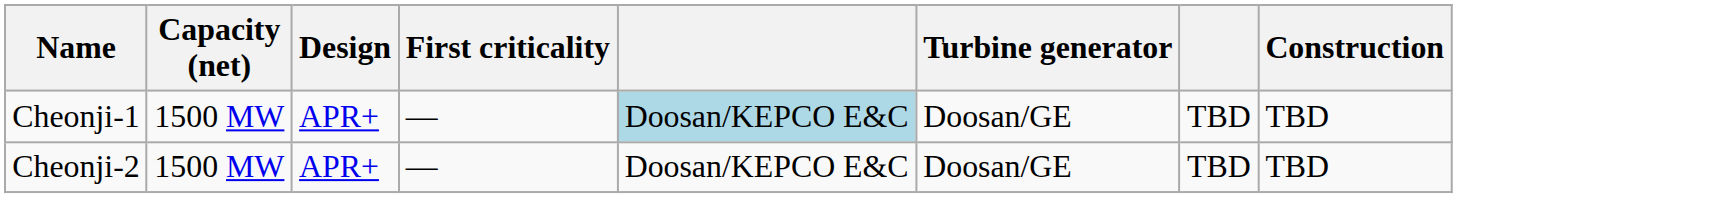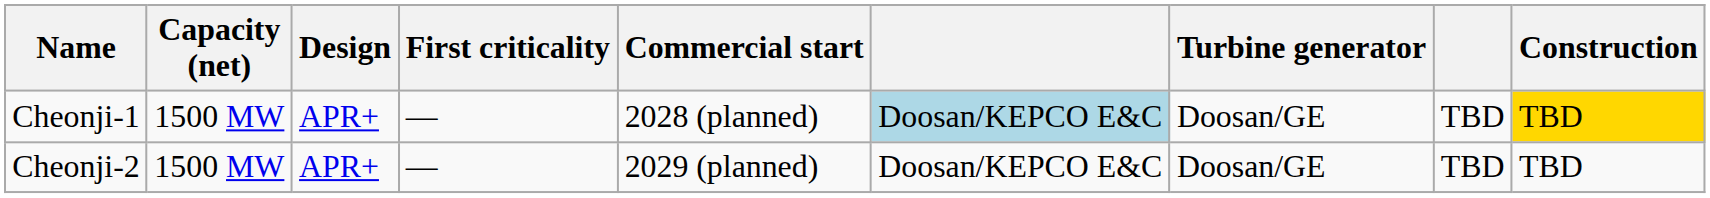+ column: (744, 47)
(1297, 116) no background -> (1551, 116) gold background
